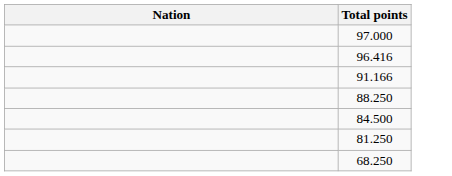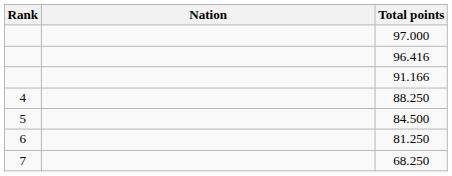+ column: (23, 14)
